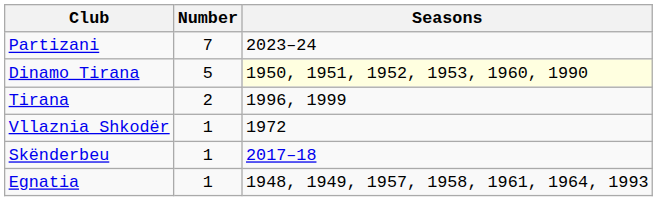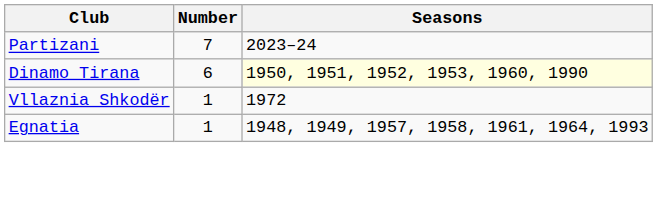(208, 73) 5 -> (208, 73) 6
- row: (39, 100)
- row: (59, 155)
